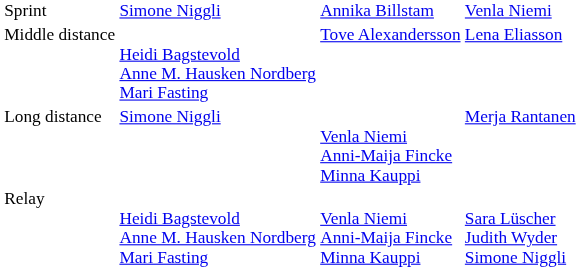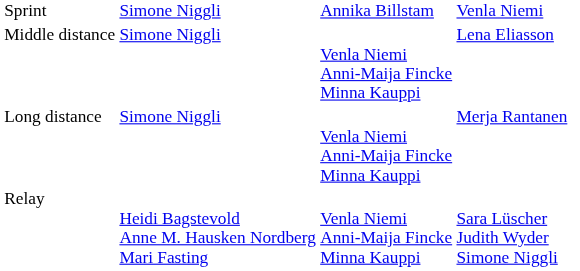(218, 73) Heidi Bagstevold Anne M. Hausken Nordberg Mari Fasting -> (170, 34) Simone Niggli
(390, 34) Tove Alexandersson -> (386, 73) Venla Niemi Anni-Maija Fincke Minna Kauppi
